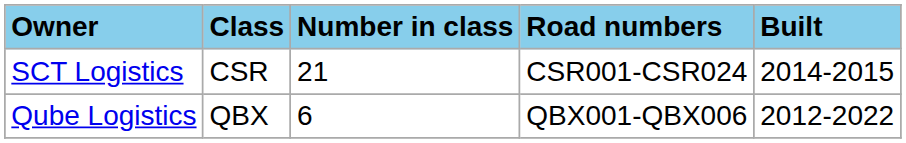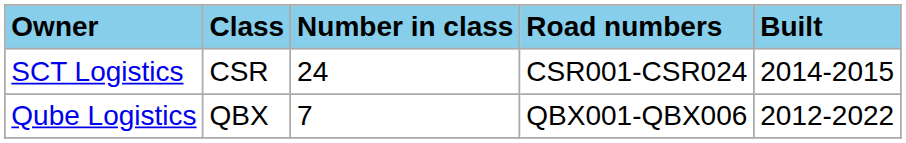(313, 71) 21 -> (313, 71) 24
(305, 115) 6 -> (305, 115) 7
